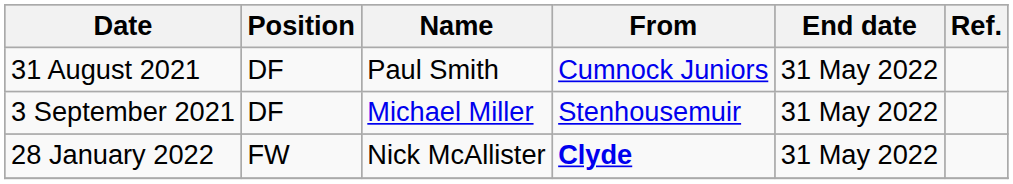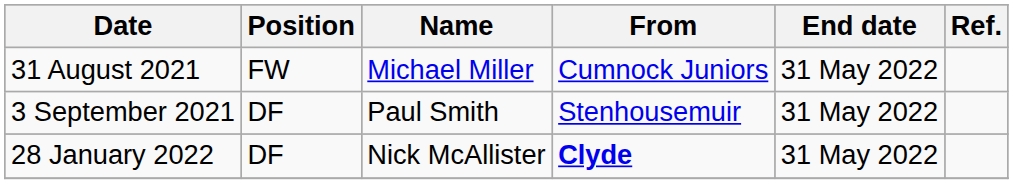(266, 69) DF -> (269, 69) FW
(433, 69) Paul Smith -> (450, 69) Michael Miller
(450, 112) Michael Miller -> (433, 112) Paul Smith
(269, 155) FW -> (266, 155) DF
